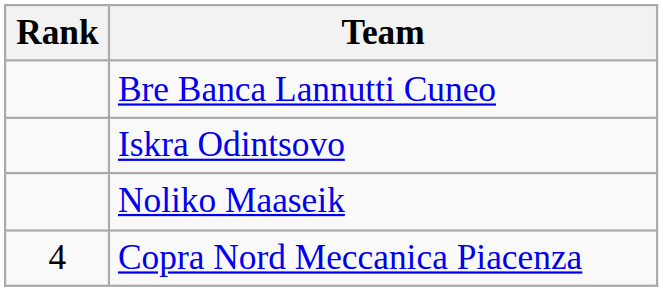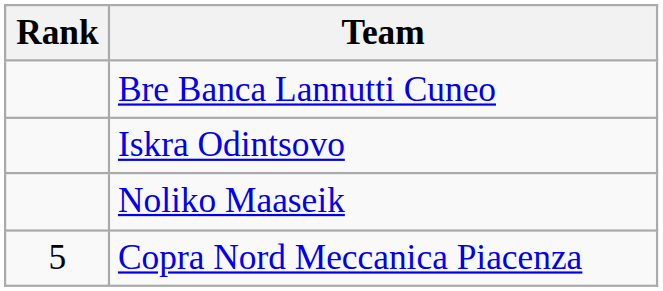(57, 256) 4 -> (57, 256) 5
